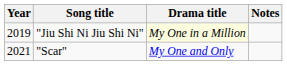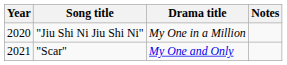(19, 32) 2019 -> (19, 32) 2020
(197, 32) lightyellow background -> (197, 32) no background
